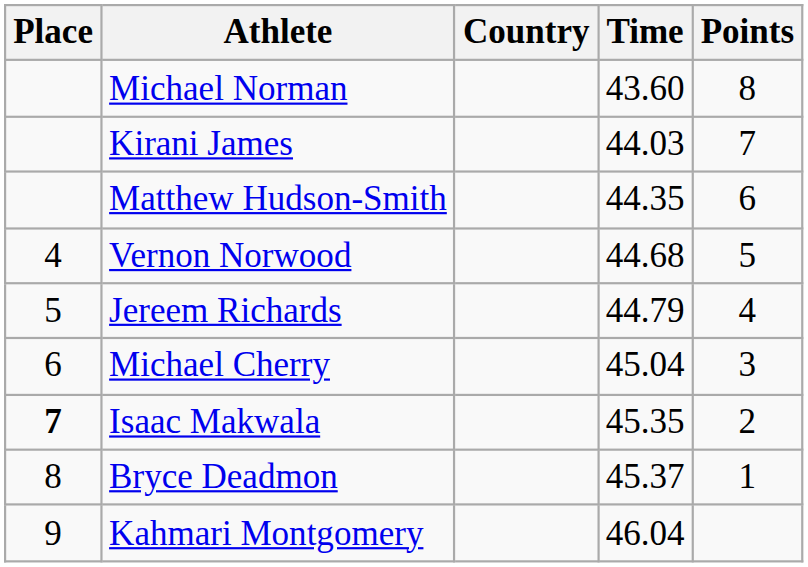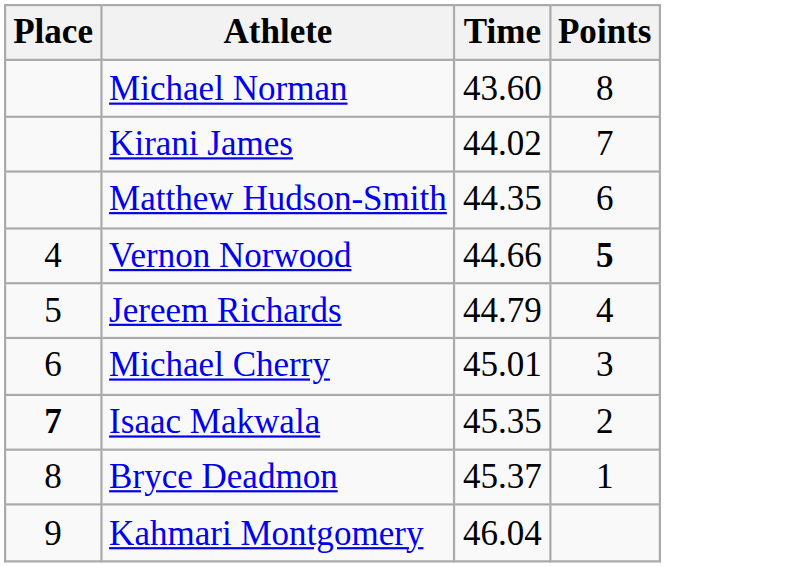- column: (526, 32)
(645, 143) 44.03 -> (502, 143) 44.02
(645, 254) 44.68 -> (502, 254) 44.66
(747, 254) normal -> (605, 254) bold
(645, 365) 45.04 -> (502, 365) 45.01
